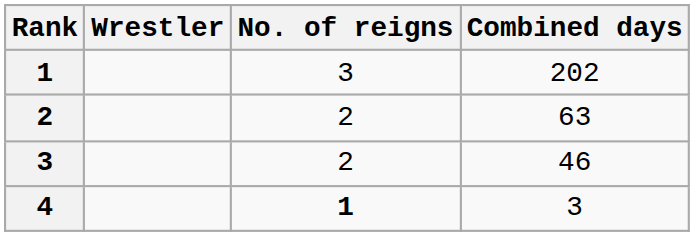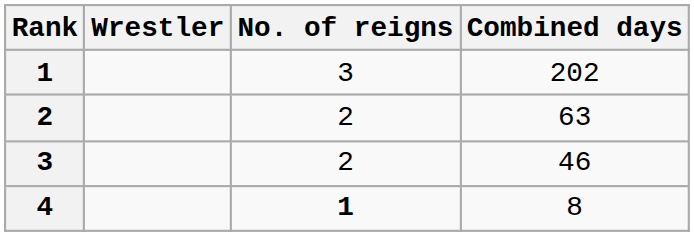(575, 208) 3 -> (575, 208) 8
